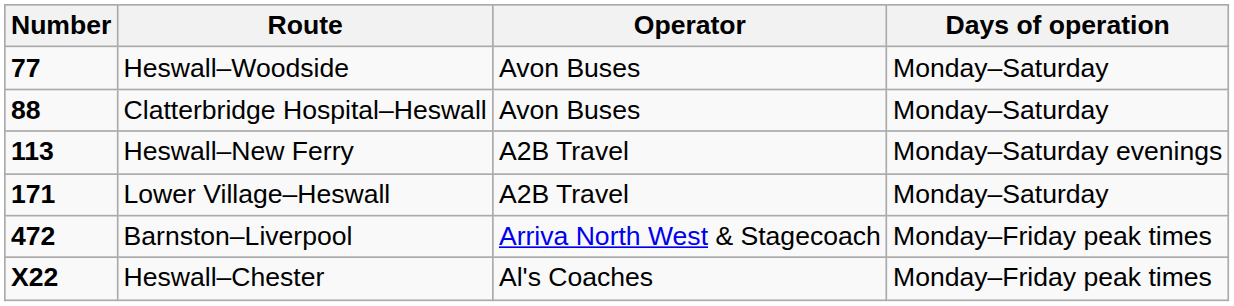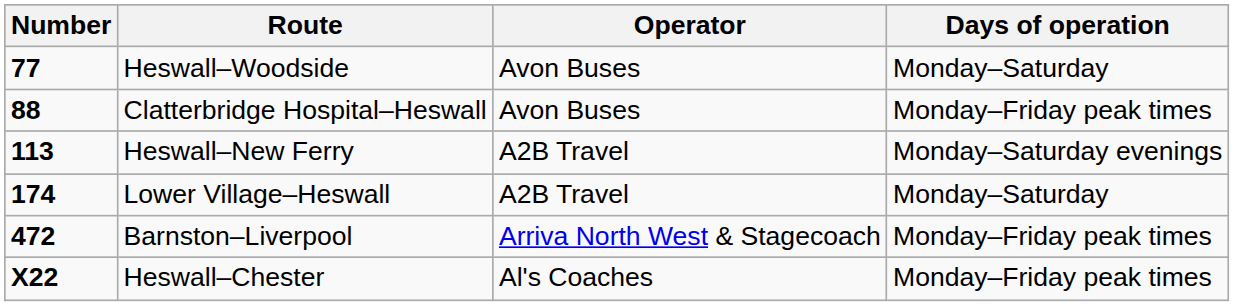(1001, 109) Monday–Saturday -> (1052, 109) Monday–Friday peak times
(33, 194) 171 -> (33, 194) 174
